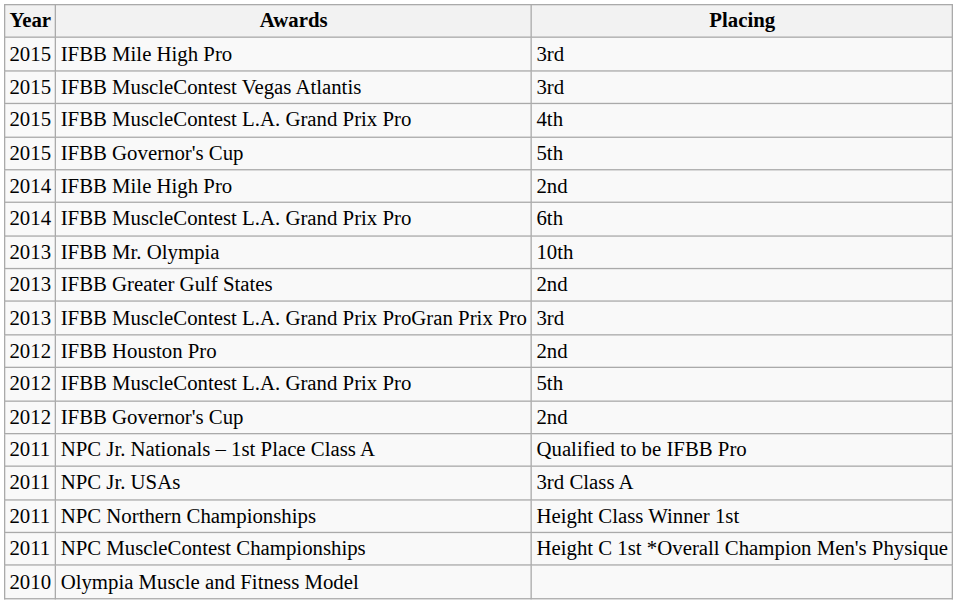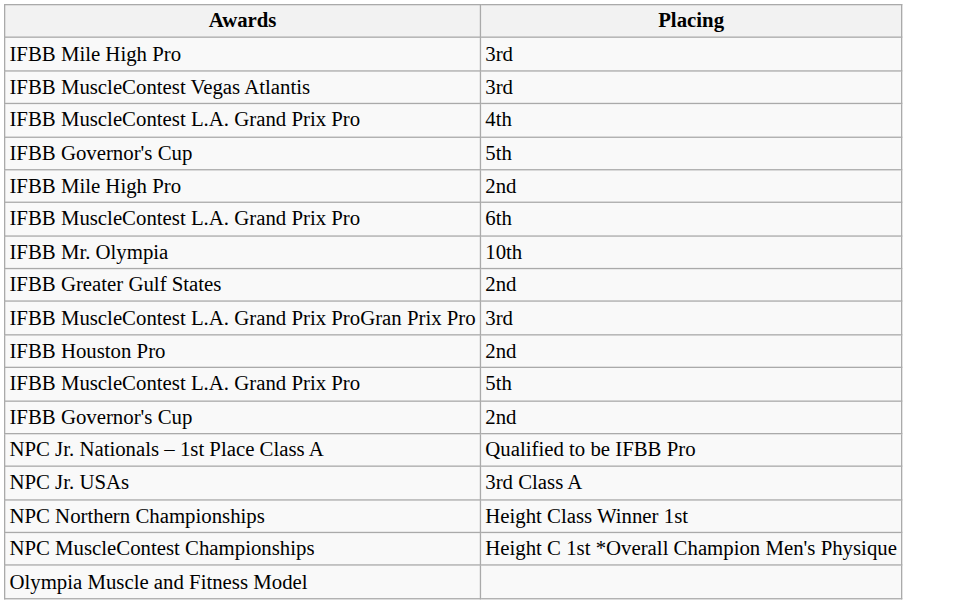- column: (30, 20)
